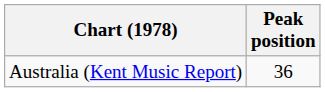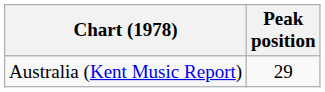(283, 71) 36 -> (283, 71) 29
